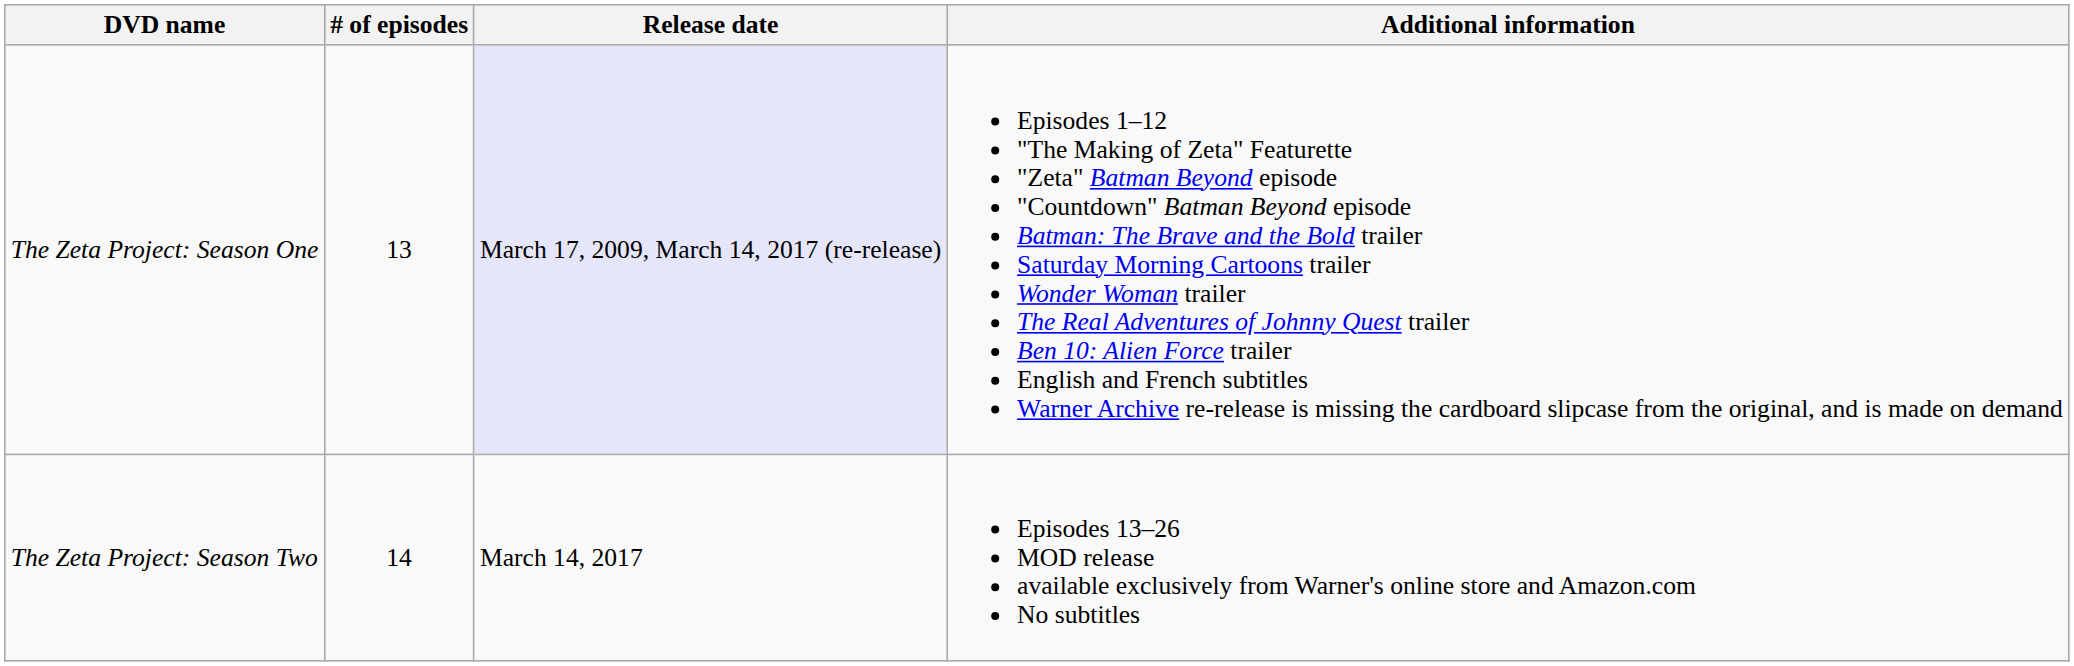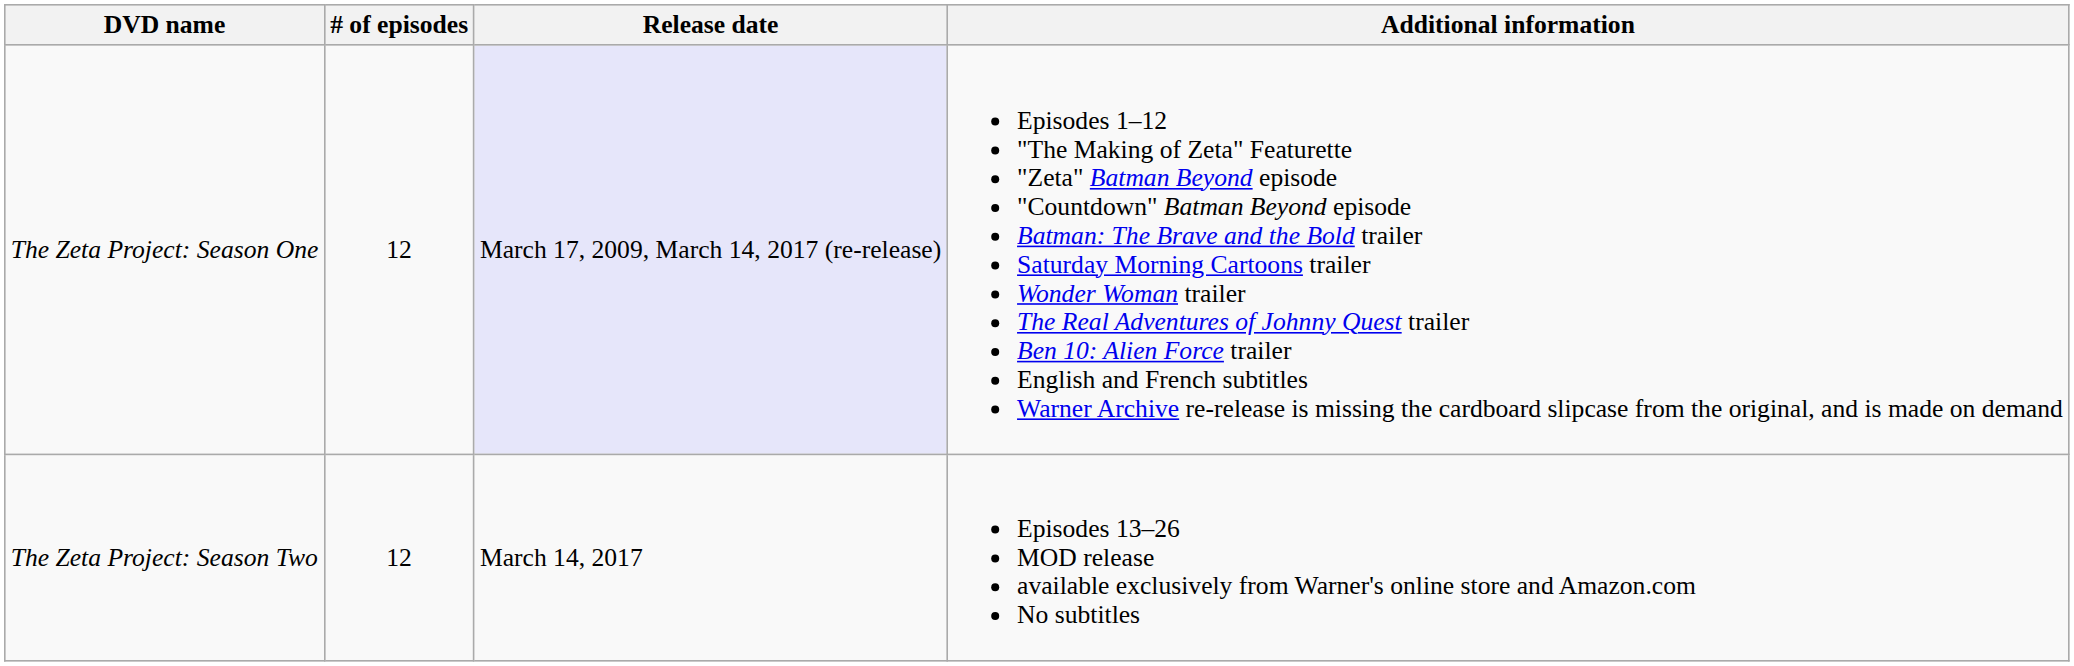(399, 249) 13 -> (399, 249) 12
(399, 557) 14 -> (399, 557) 12
